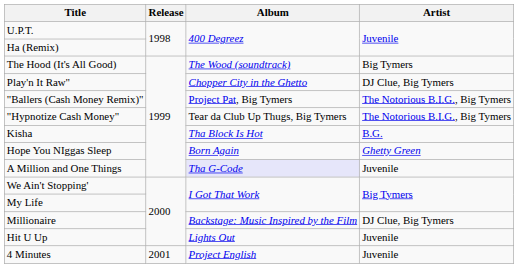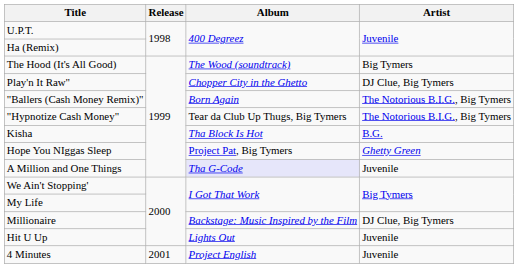(240, 99) Project Pat, Big Tymers -> (214, 99) Born Again
(214, 151) Born Again -> (240, 151) Project Pat, Big Tymers
